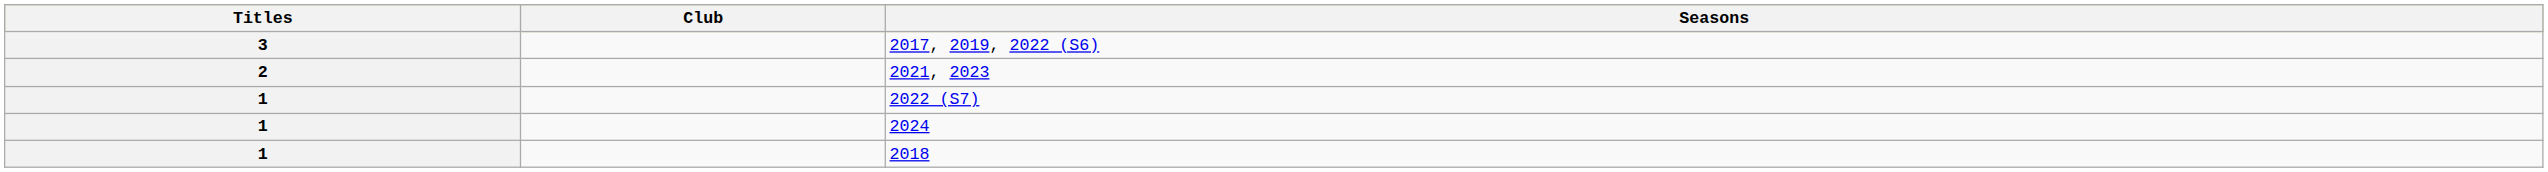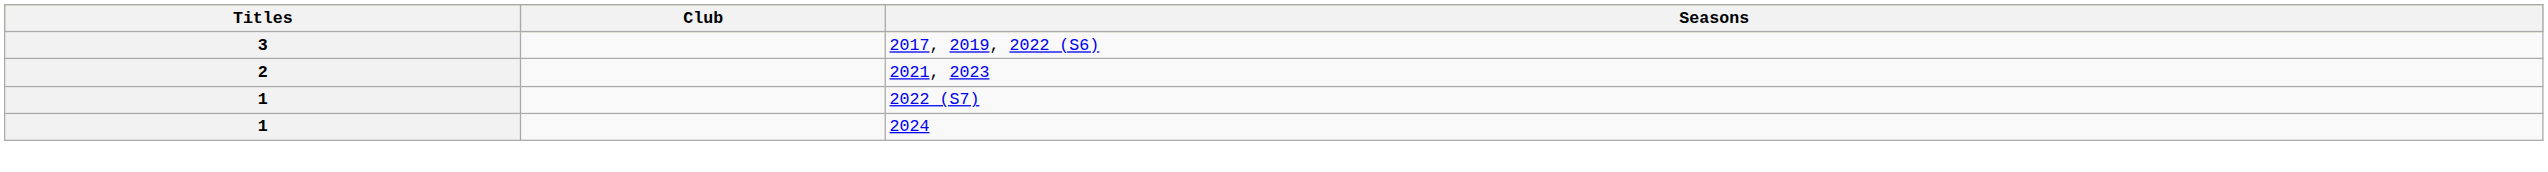- row: (910, 154)
